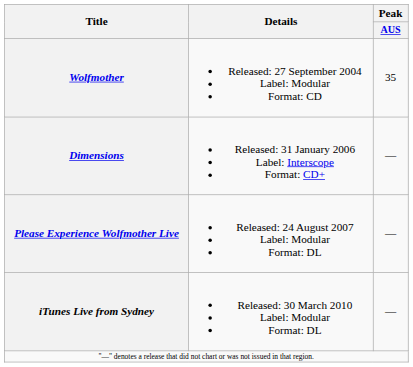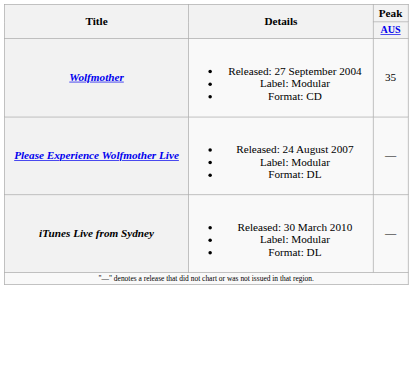- row: (97, 155)
